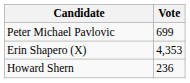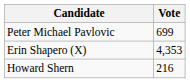(165, 68) 236 -> (165, 68) 216
